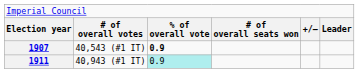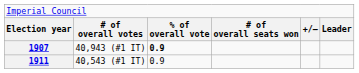(110, 48) 40,543 (#1 IT) -> (110, 48) 40,943 (#1 IT)
(110, 61) 40,943 (#1 IT) -> (110, 61) 40,543 (#1 IT)
(157, 61) paleturquoise background -> (157, 61) no background
